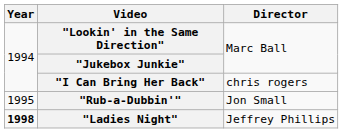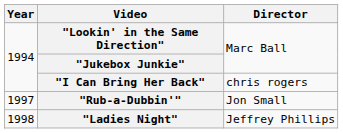(21, 100) 1995 -> (21, 100) 1997
(21, 119) bold -> (21, 119) normal
